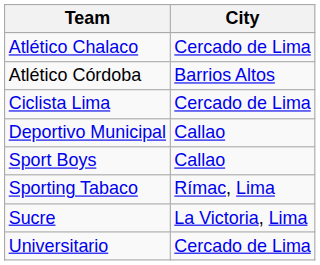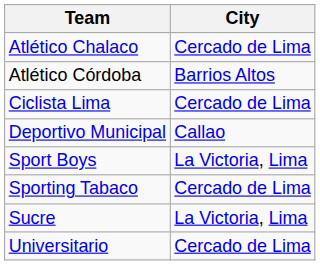(200, 160) Callao -> (241, 160) La Victoria, Lima
(225, 189) Rímac, Lima -> (243, 189) Cercado de Lima
